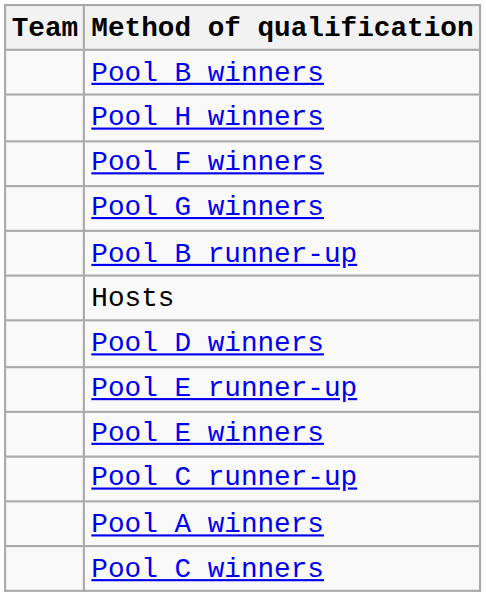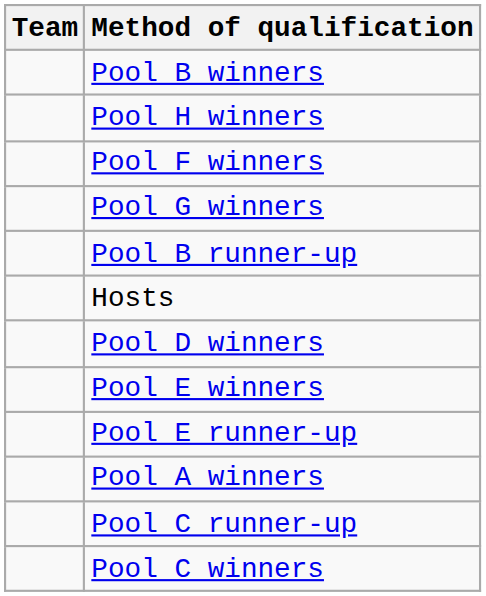rows swapped: (224, 389) <-> (208, 434)
rows swapped: (208, 524) <-> (224, 479)
